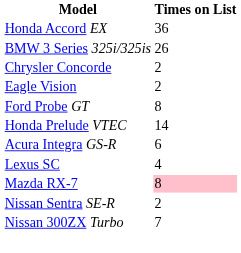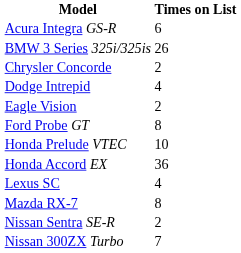rows swapped: (61, 145) <-> (56, 28)
+ row: (47, 87)
(162, 125) 14 -> (162, 145) 10
(158, 183) pink background -> (158, 203) no background
